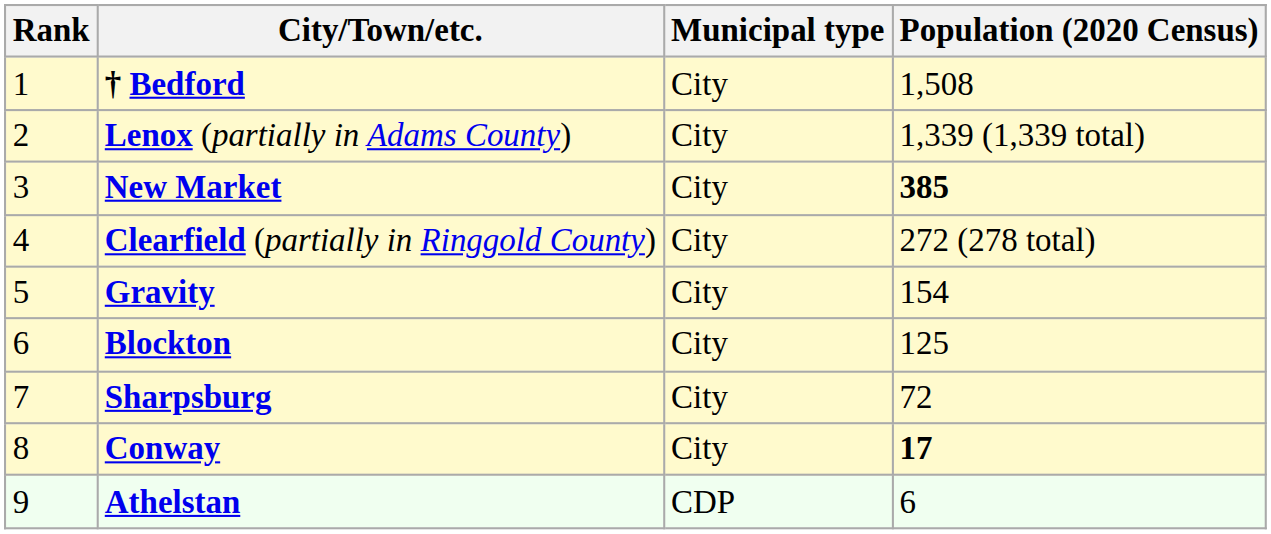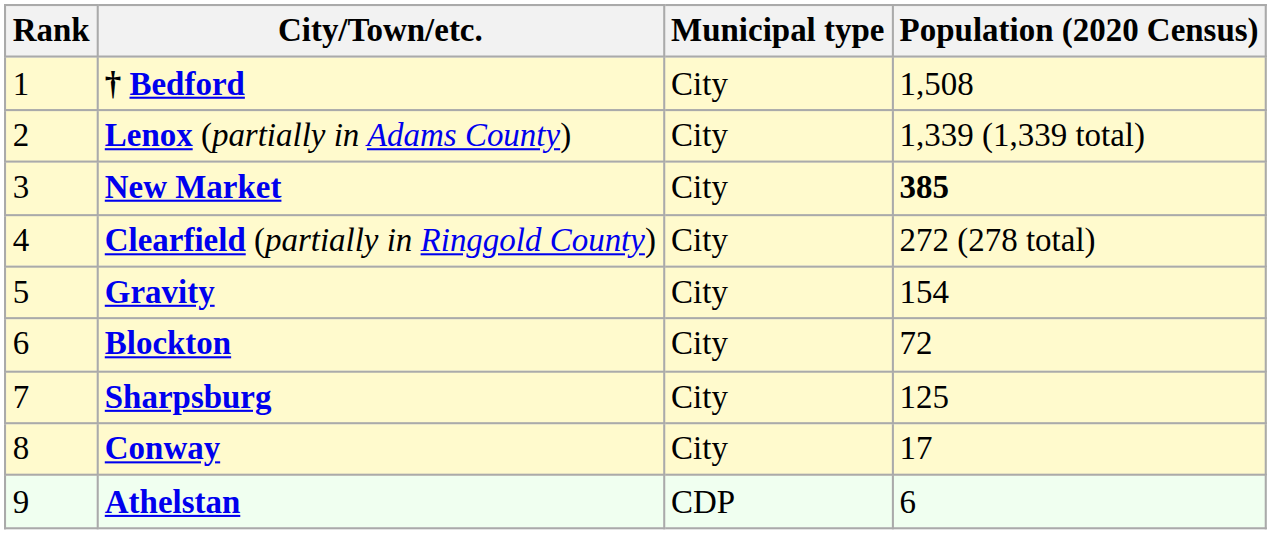(924, 344) 125 -> (916, 344) 72
(916, 396) 72 -> (924, 396) 125
(916, 448) bold -> (916, 448) normal
